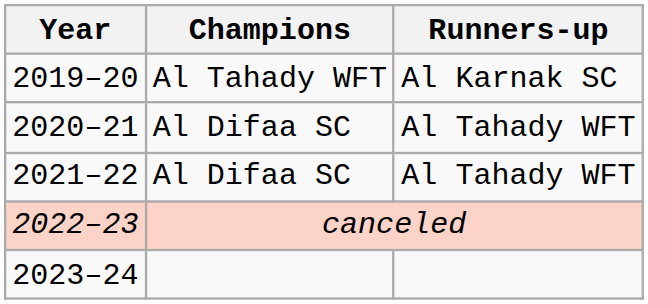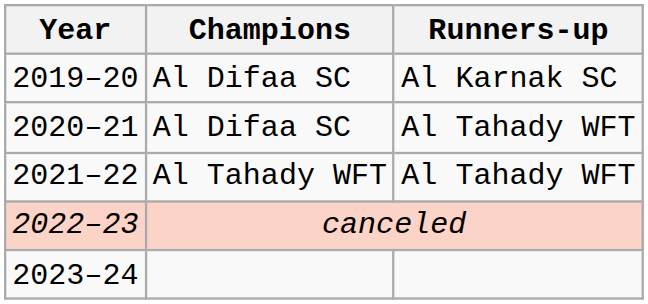(270, 79) Al Tahady WFT -> (252, 79) Al Difaa SC
(252, 176) Al Difaa SC -> (270, 176) Al Tahady WFT
